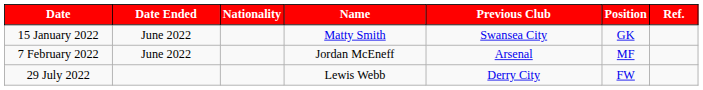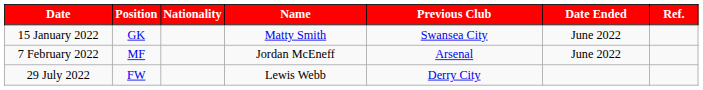columns swapped: (626, 14) <-> (166, 14)
